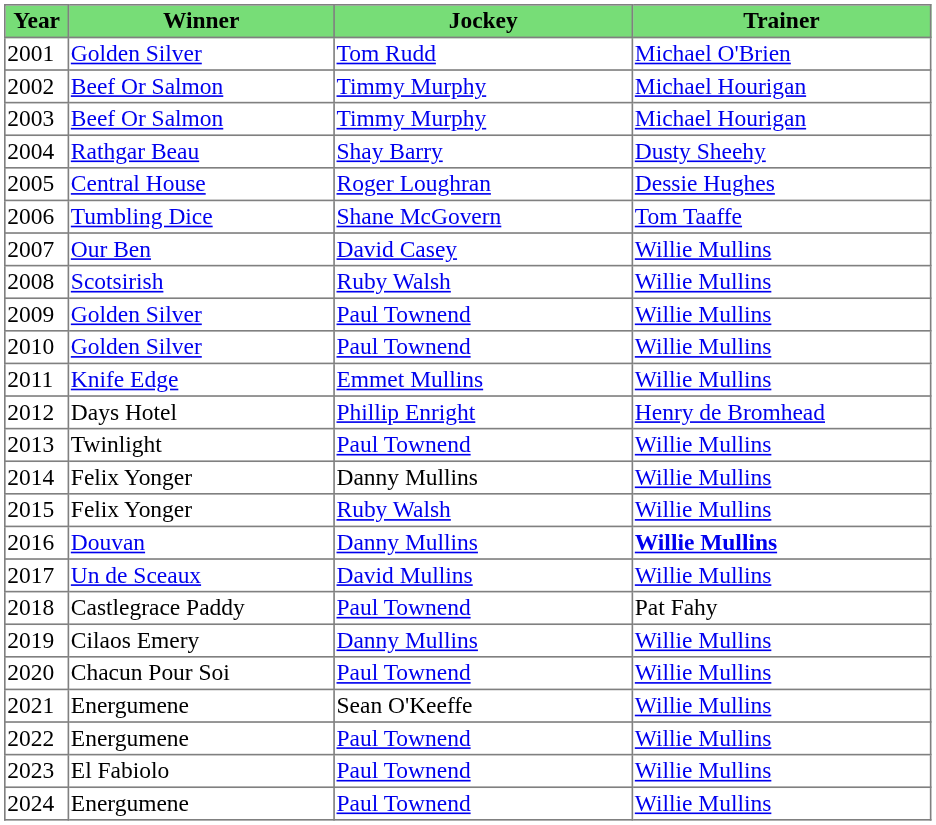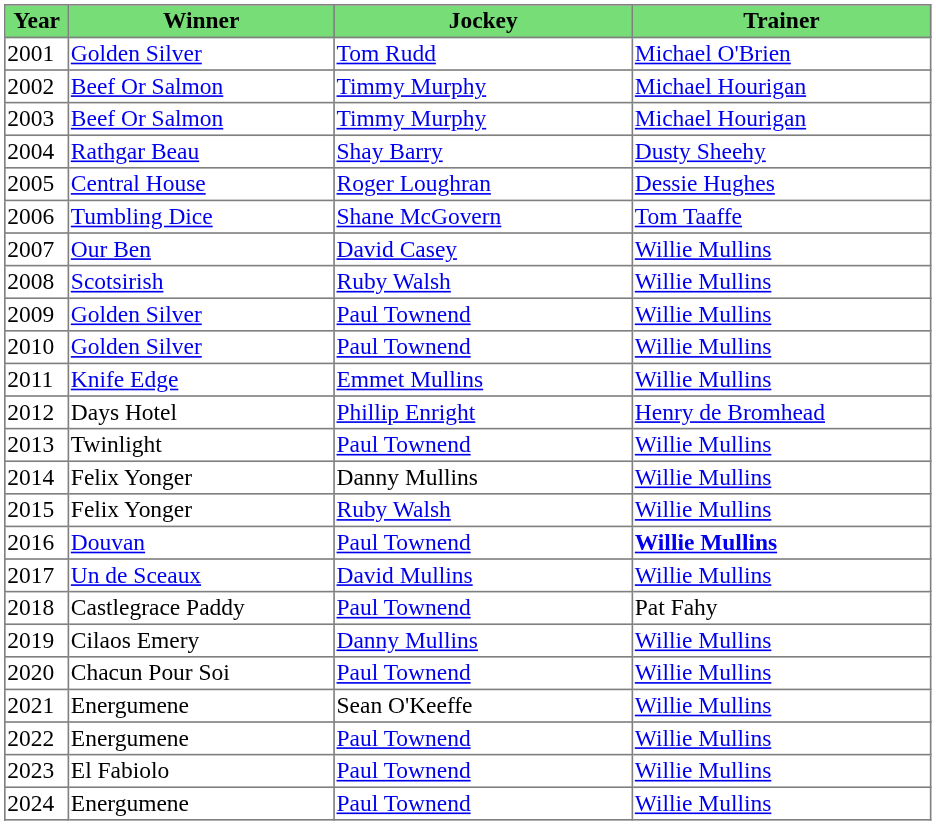(407, 542) Danny Mullins -> (404, 542) Paul Townend
